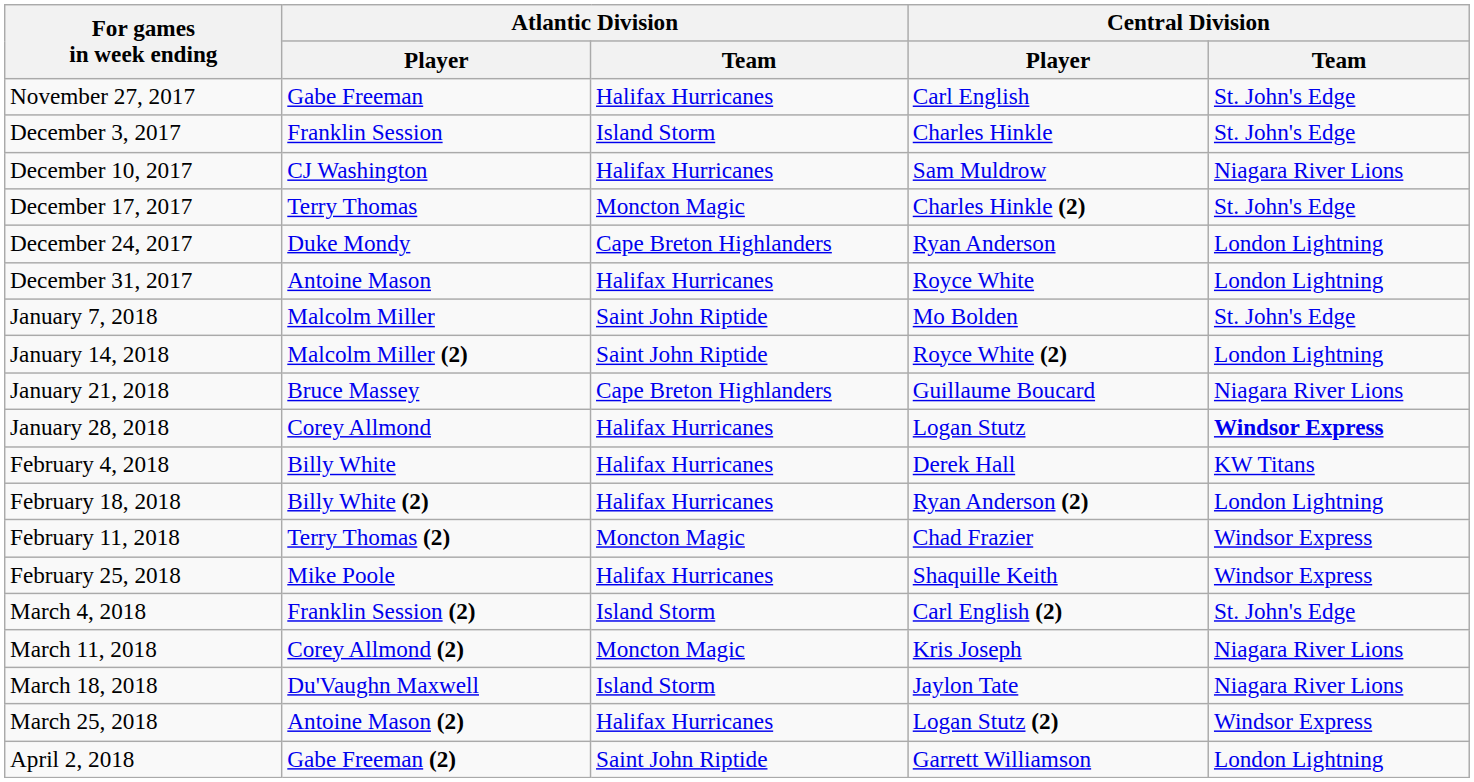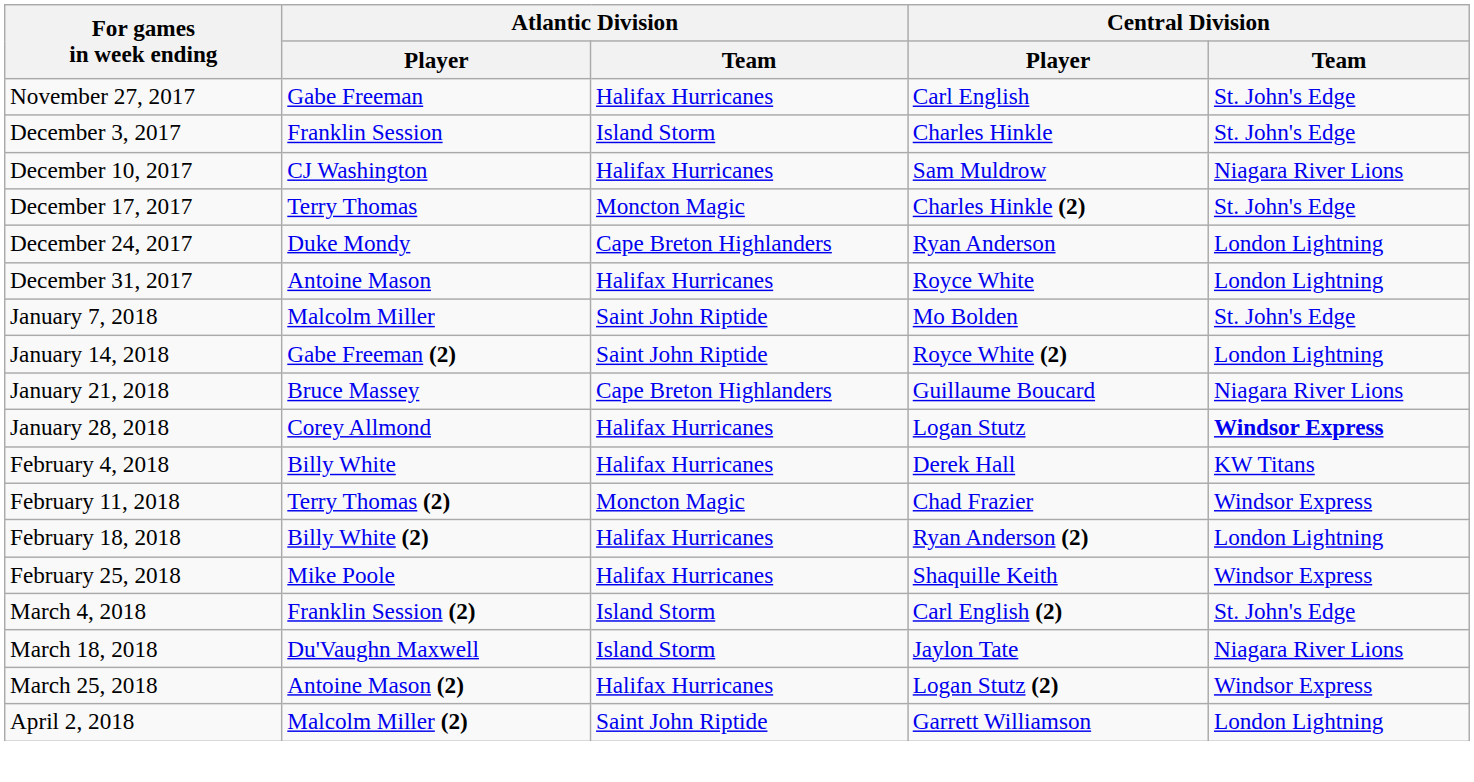(377, 354) Malcolm Miller (2) -> (372, 354) Gabe Freeman (2)
rows swapped: (95, 538) <-> (95, 501)
- row: (83, 648)
(372, 758) Gabe Freeman (2) -> (377, 721) Malcolm Miller (2)
